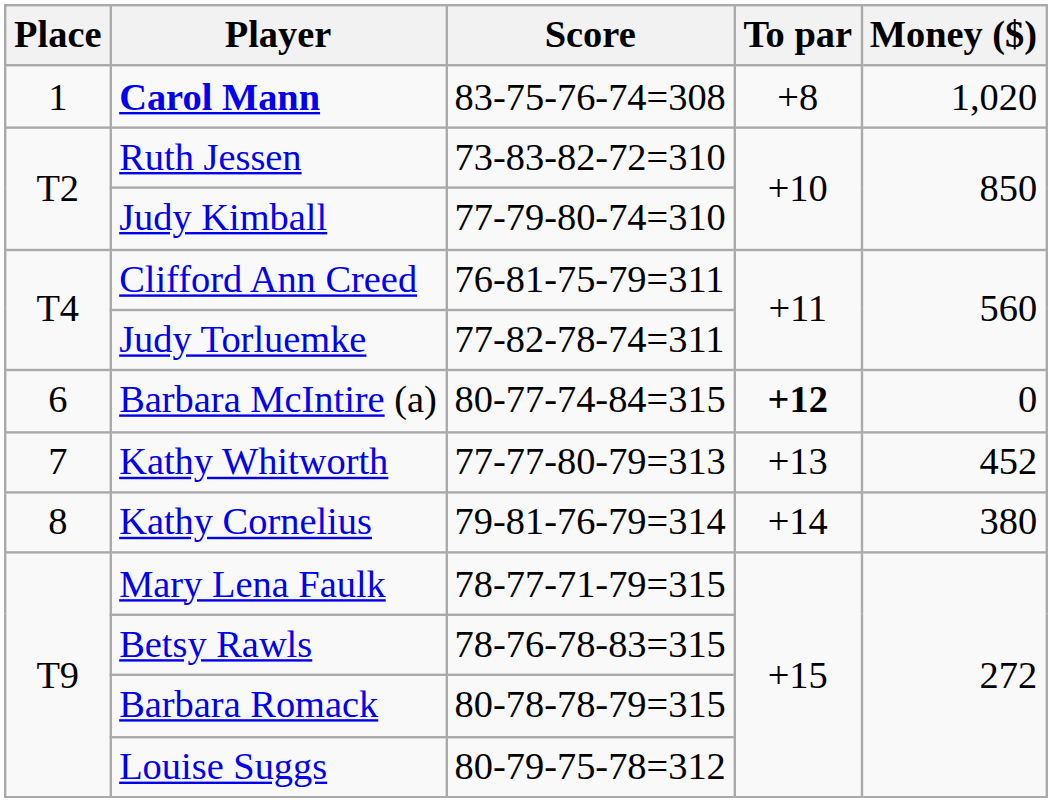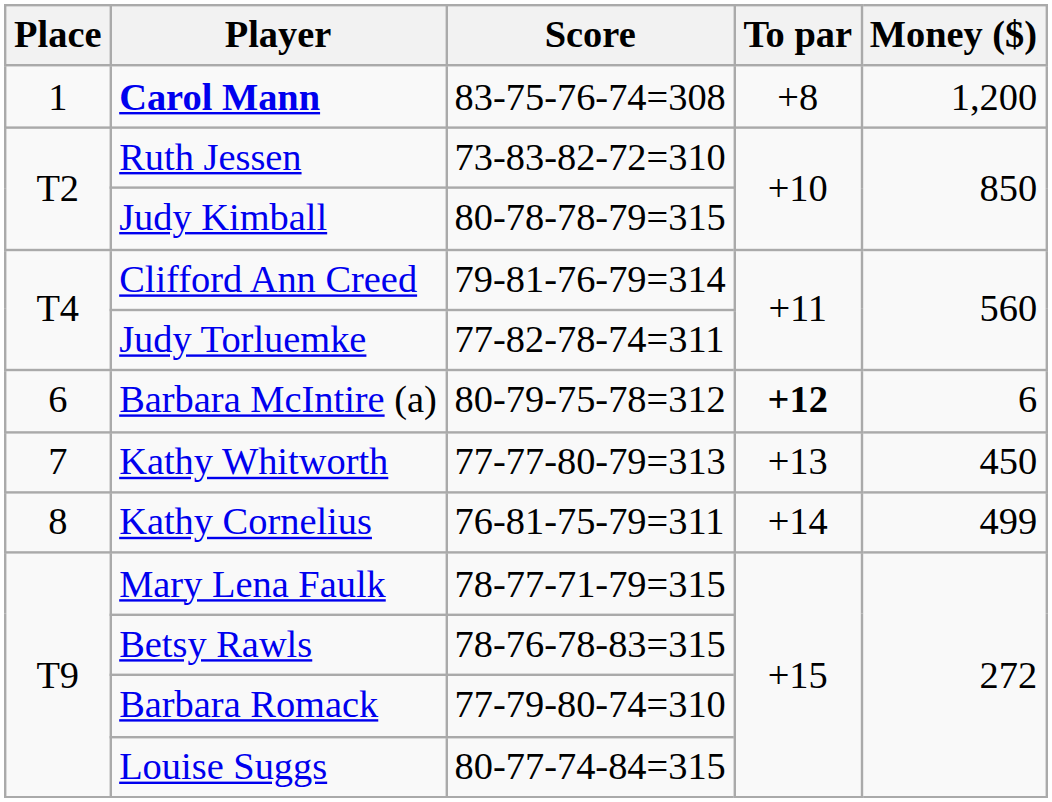(994, 95) 1,020 -> (994, 95) 1,200
(590, 217) 77-79-80-74=310 -> (590, 217) 80-78-78-79=315
(589, 278) 76-81-75-79=311 -> (590, 278) 79-81-76-79=314
(590, 400) 80-77-74-84=315 -> (590, 400) 80-79-75-78=312
(1028, 400) 0 -> (1028, 400) 6
(1008, 461) 452 -> (1008, 461) 450
(590, 522) 79-81-76-79=314 -> (589, 522) 76-81-75-79=311
(1008, 522) 380 -> (1008, 522) 499
(590, 704) 80-78-78-79=315 -> (590, 704) 77-79-80-74=310
(590, 765) 80-79-75-78=312 -> (590, 765) 80-77-74-84=315
